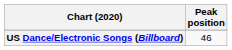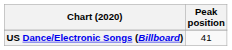(206, 38) 46 -> (206, 38) 41
